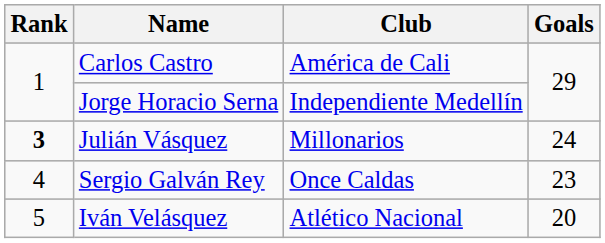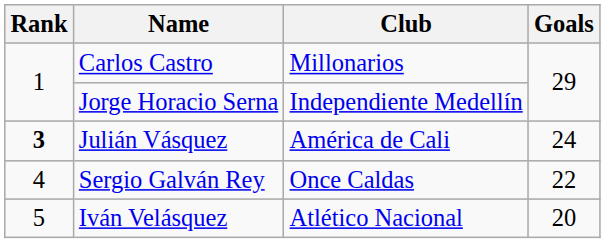(370, 62) América de Cali -> (347, 62) Millonarios
(347, 140) Millonarios -> (370, 140) América de Cali
(564, 179) 23 -> (564, 179) 22
